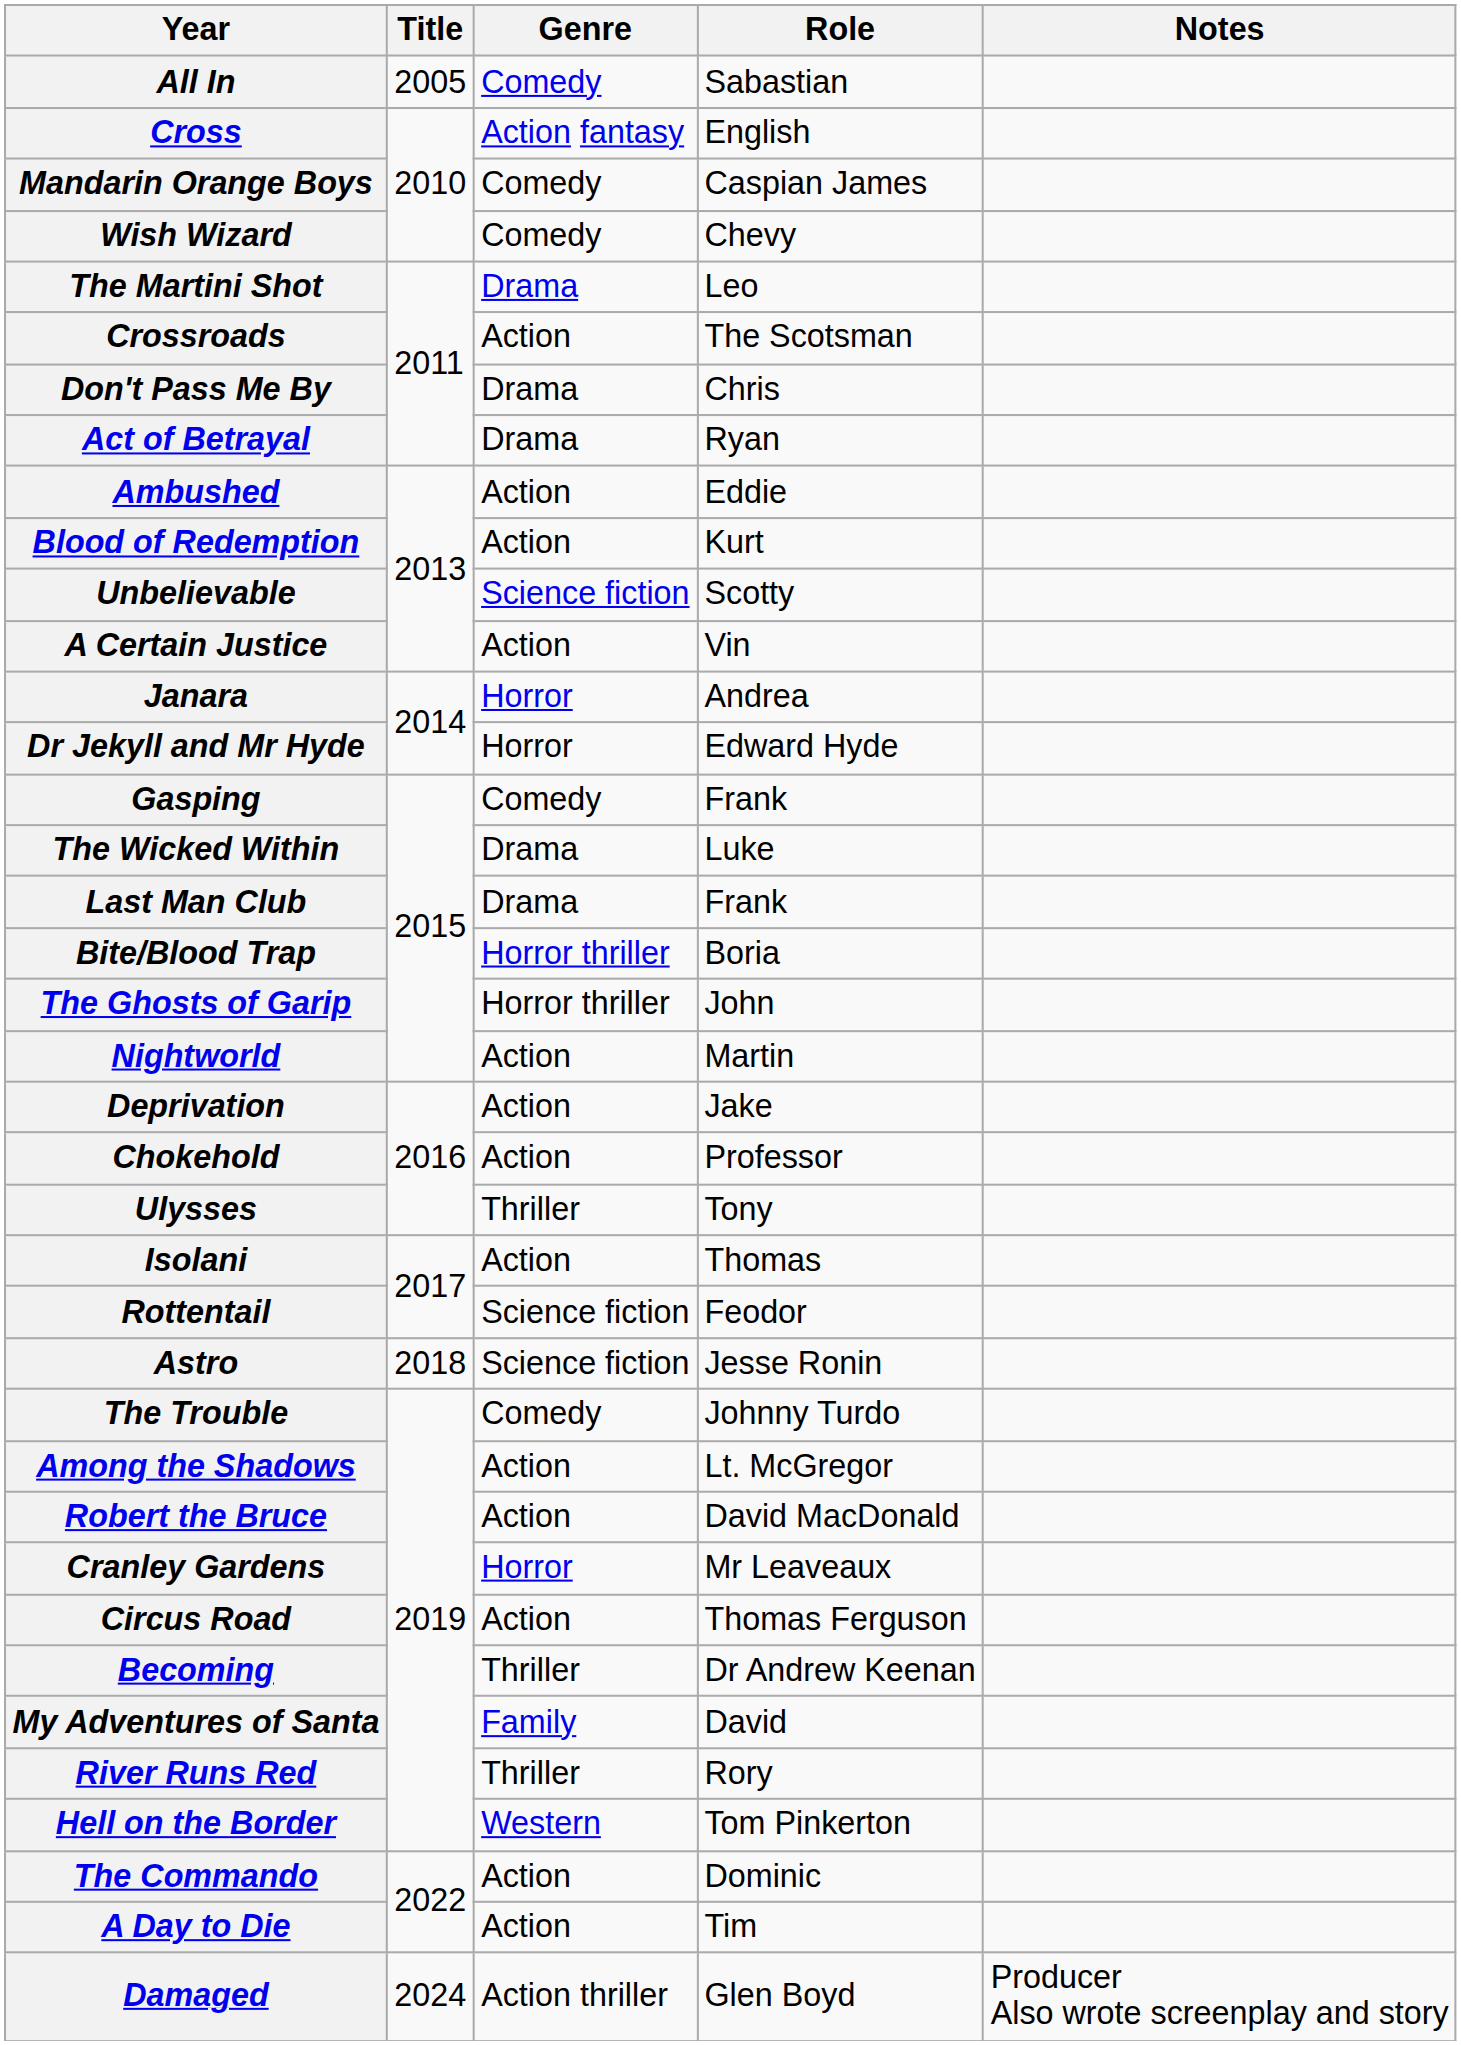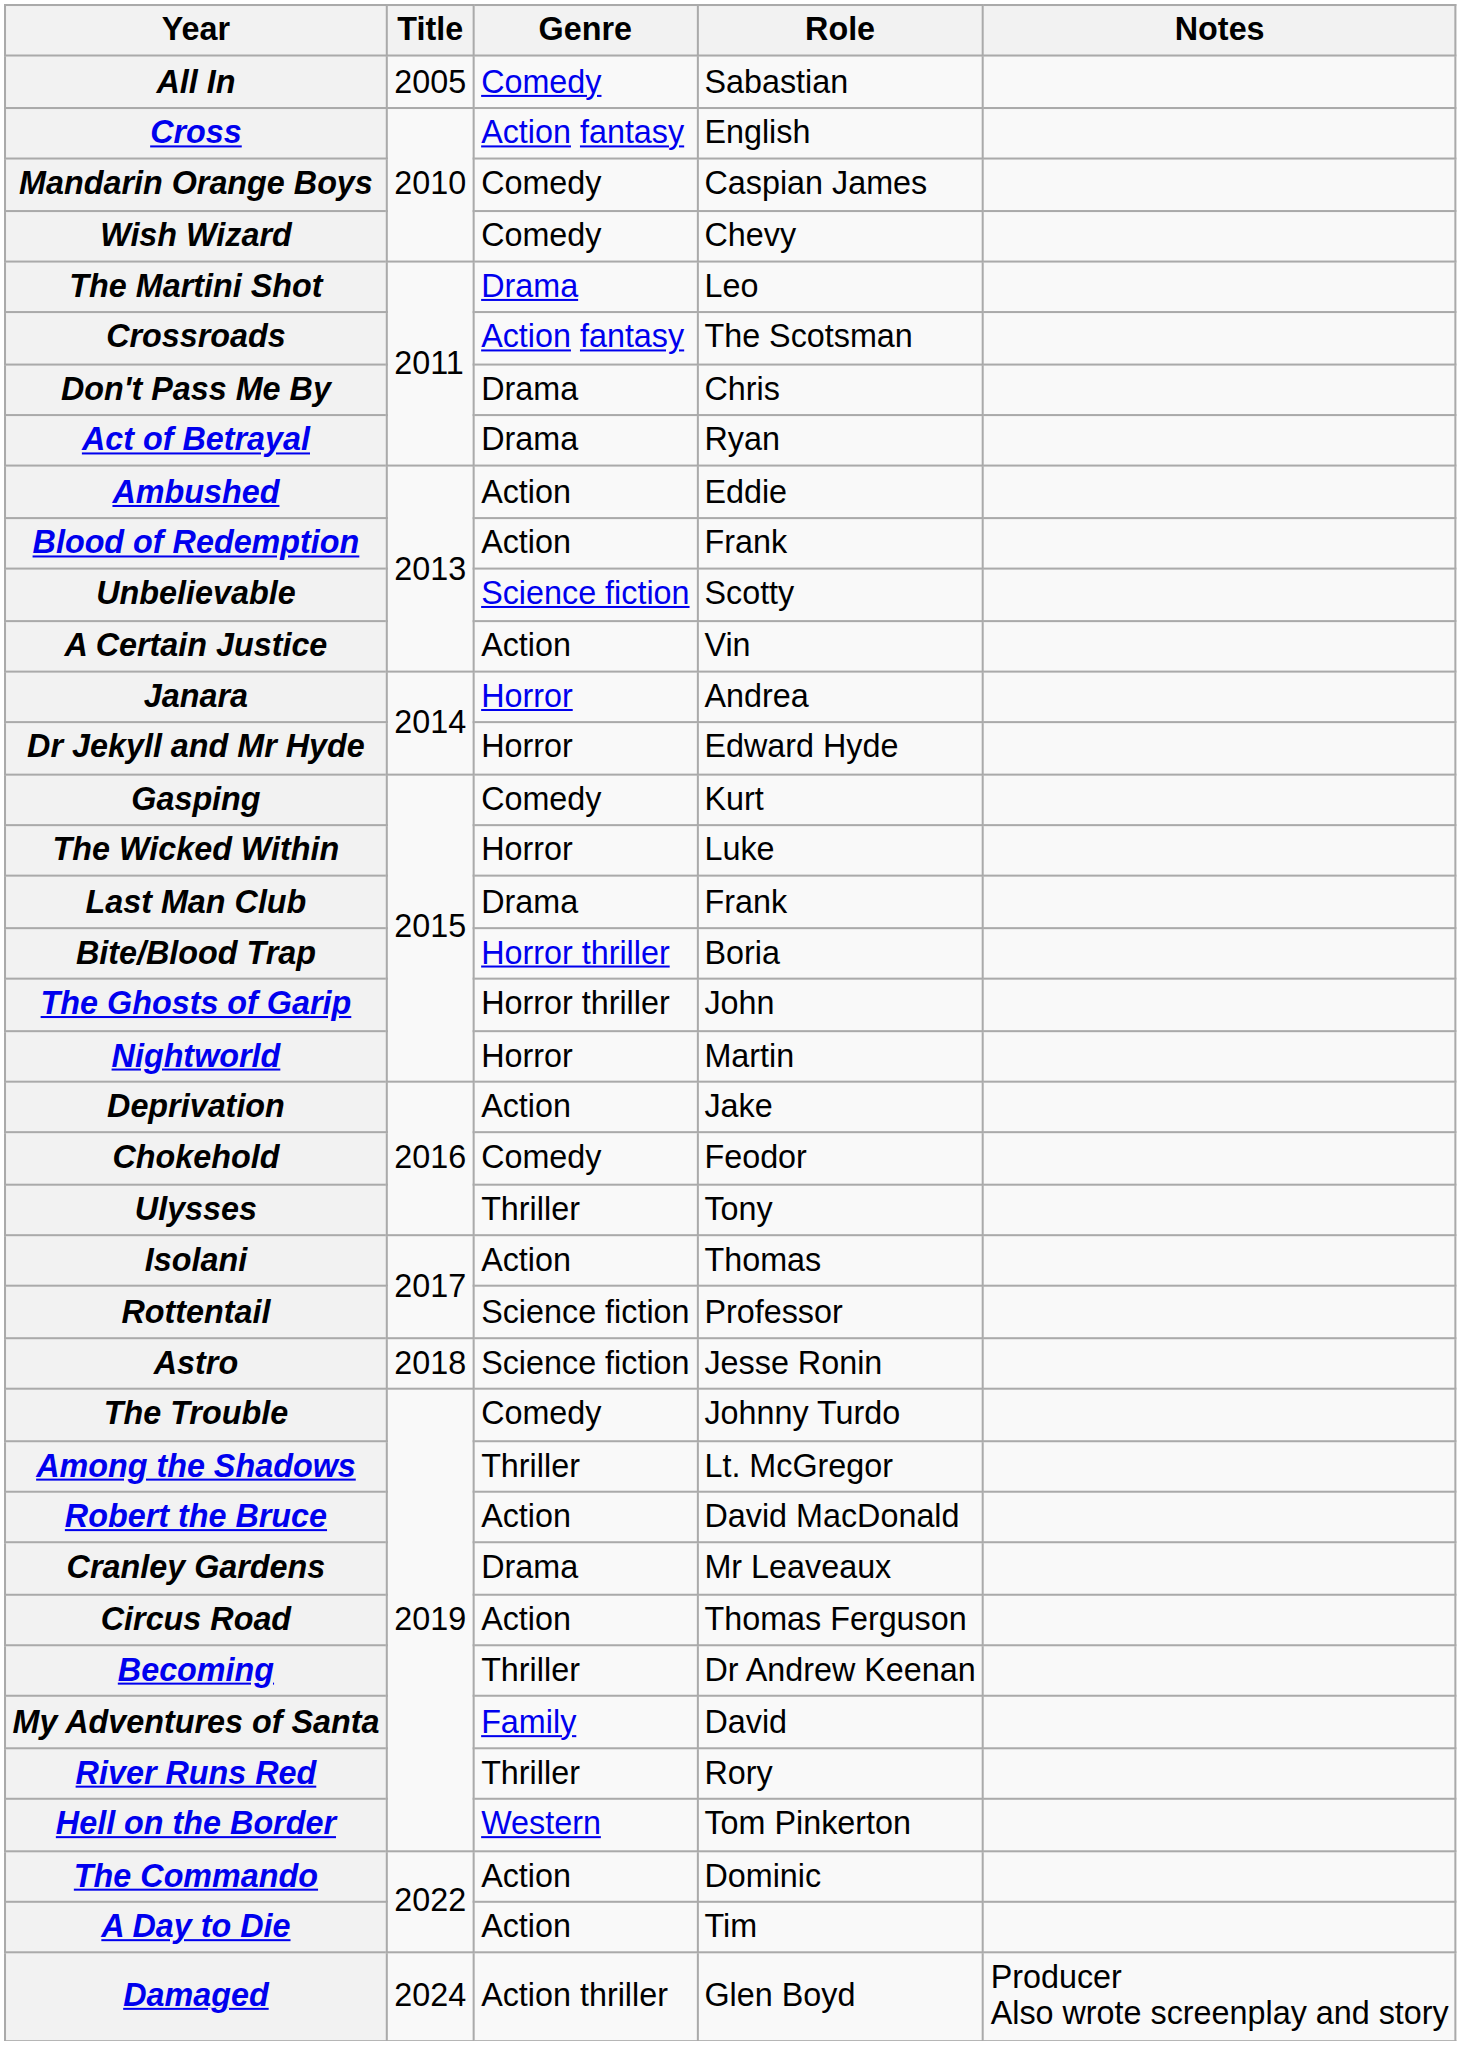(526, 337) Action -> (583, 337) Action fantasy
(734, 542) Kurt -> (746, 542) Frank
(746, 798) Frank -> (734, 798) Kurt
(530, 850) Drama -> (527, 850) Horror
(526, 1055) Action -> (527, 1055) Horror
(526, 1157) Action -> (541, 1157) Comedy
(774, 1157) Professor -> (756, 1157) Feodor
(756, 1311) Feodor -> (774, 1311) Professor
(526, 1465) Action -> (531, 1465) Thriller
(527, 1567) Horror -> (530, 1567) Drama
